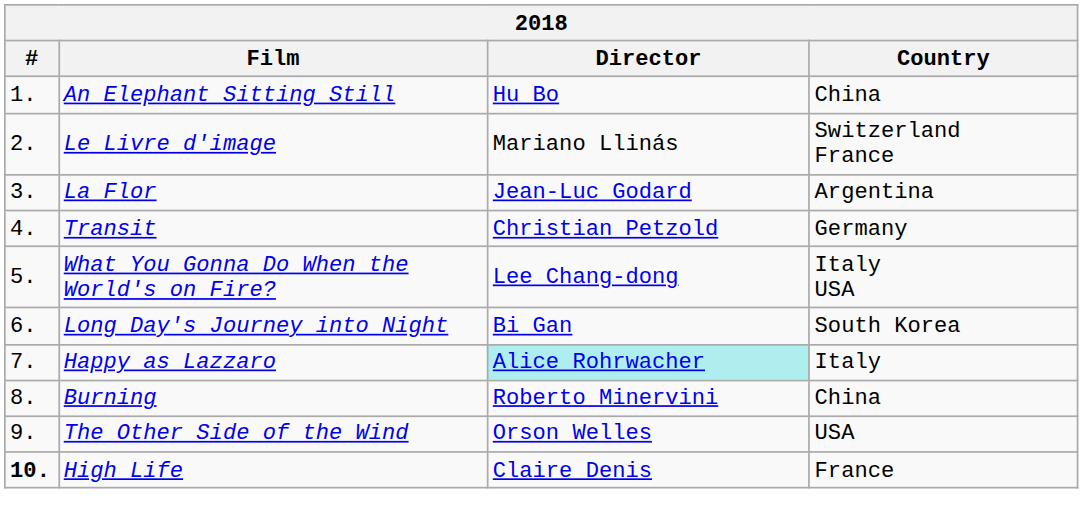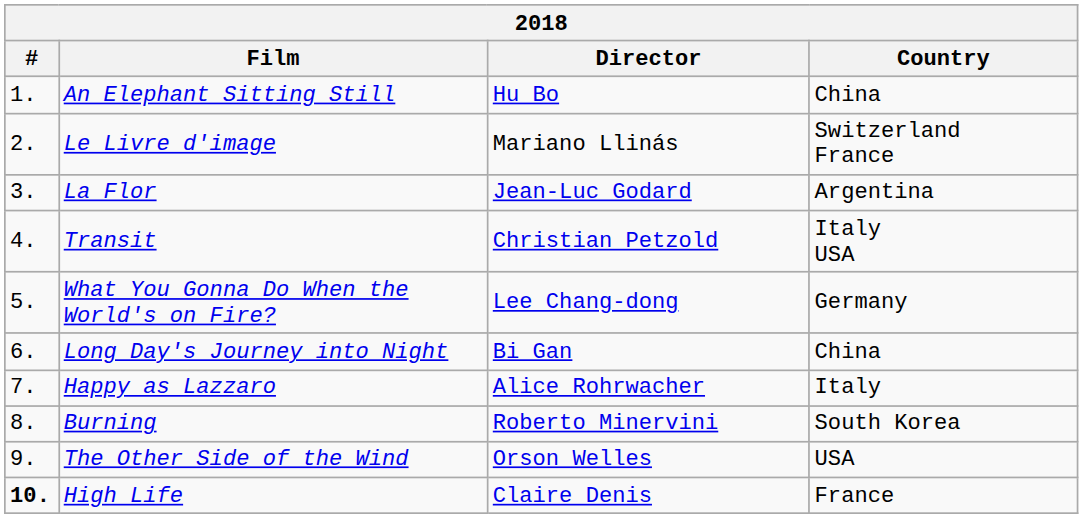(861, 228) Germany -> (848, 241) Italy USA
(848, 277) Italy USA -> (861, 303) Germany
(888, 326) South Korea -> (848, 351) China
(599, 362) paleturquoise background -> (599, 388) no background
(848, 398) China -> (888, 424) South Korea
